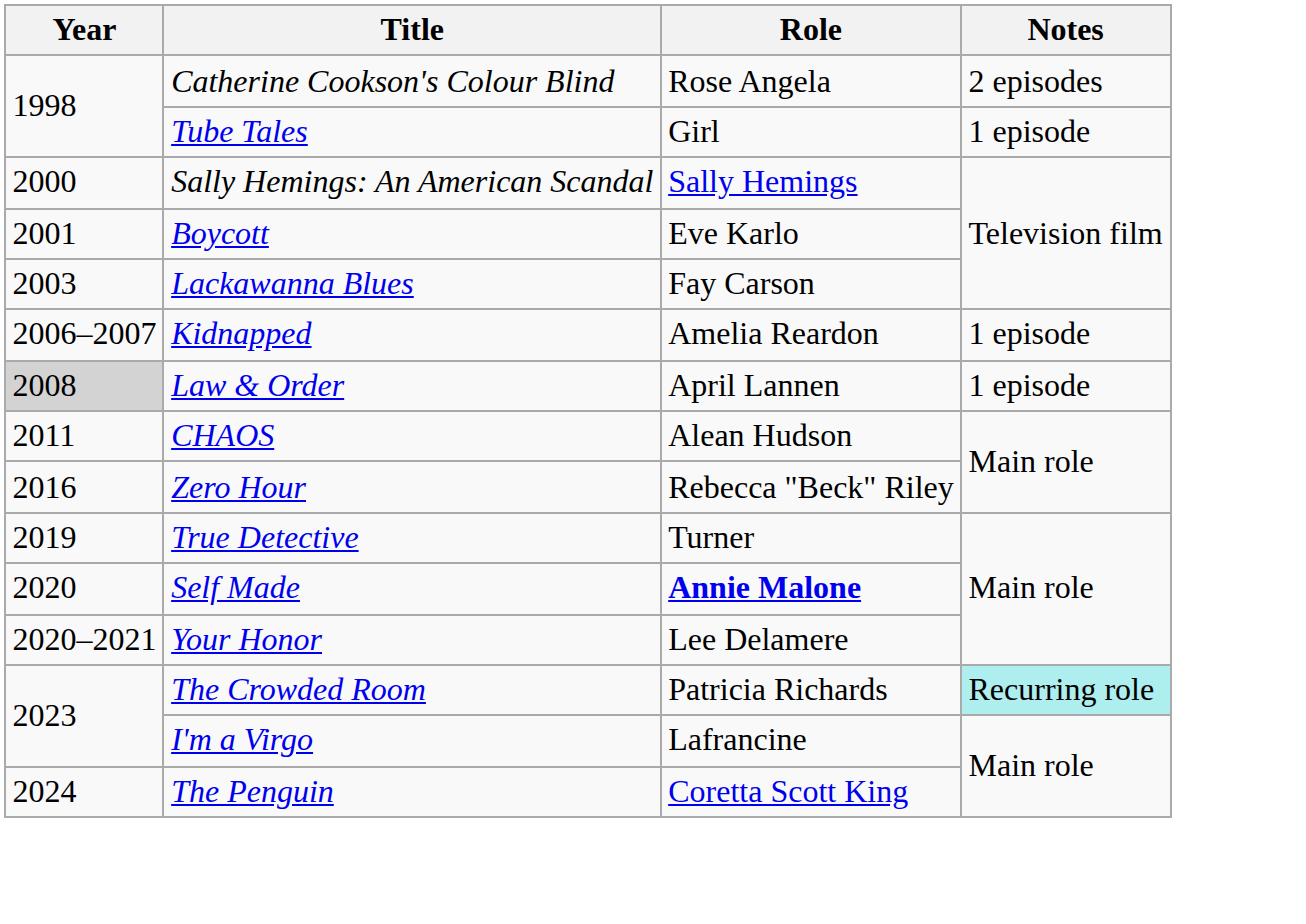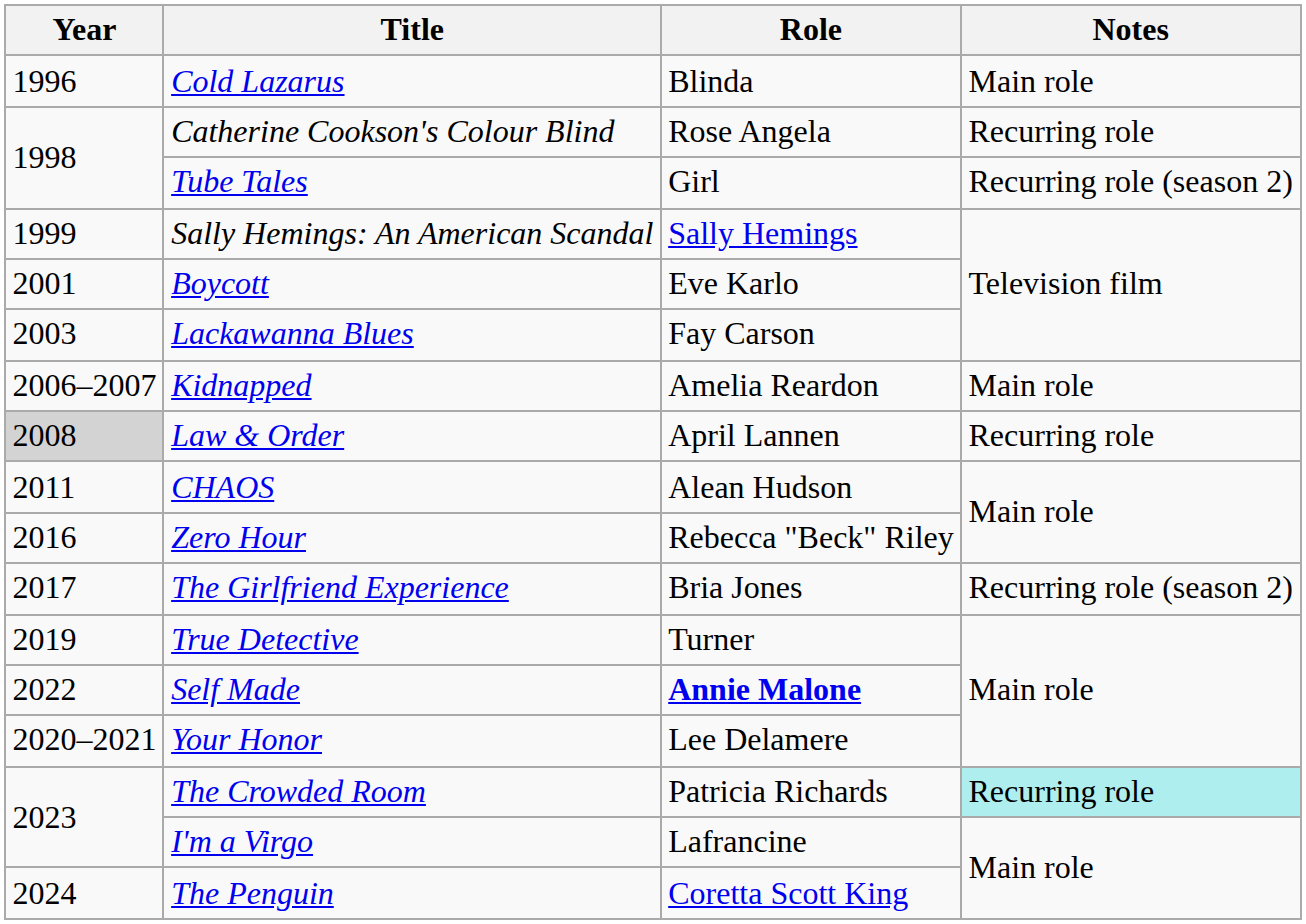+ row: (258, 80)
(1036, 80) 2 episodes -> (1061, 131) Recurring role
(1029, 131) 1 episode -> (1131, 182) Recurring role (season 2)
(44, 182) 2000 -> (44, 232) 1999
(1029, 334) 1 episode -> (1031, 385) Main role
(1029, 385) 1 episode -> (1061, 435) Recurring role
+ row: (340, 588)
(44, 588) 2020 -> (44, 689) 2022
